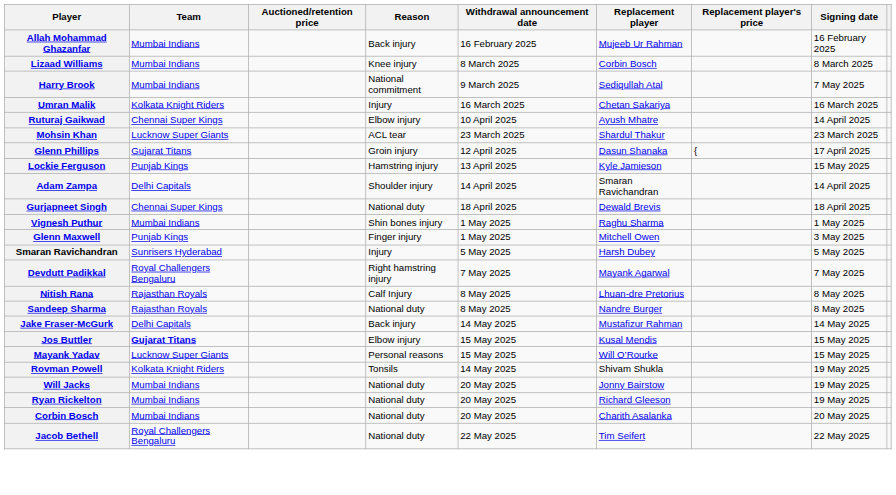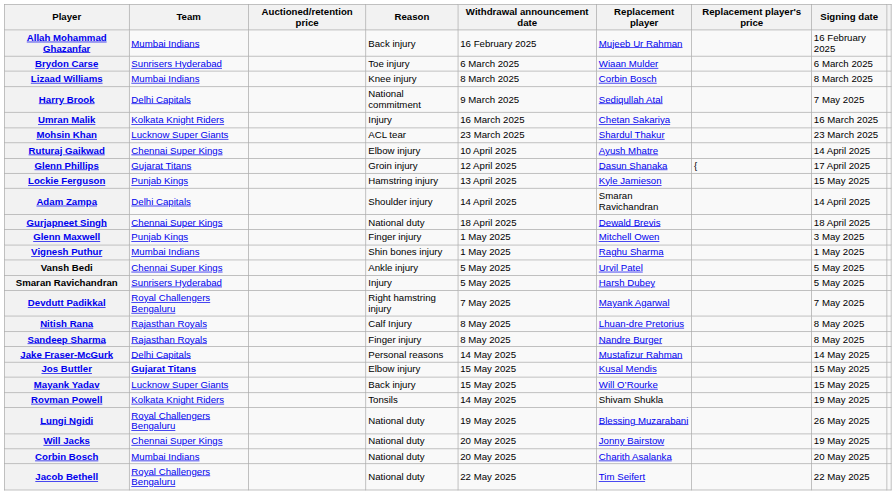+ row: (67, 63)
(165, 84) Mumbai Indians -> (161, 99) Delhi Capitals
rows swapped: (67, 135) <-> (67, 120)
rows swapped: (67, 222) <-> (67, 237)
+ row: (67, 267)
(396, 308) National duty -> (395, 339) Finger injury
(392, 324) Back injury -> (406, 354) Personal reasons
(406, 354) Personal reasons -> (392, 384) Back injury
+ row: (67, 420)
(165, 384) Mumbai Indians -> (177, 441) Chennai Super Kings
- row: (67, 400)
